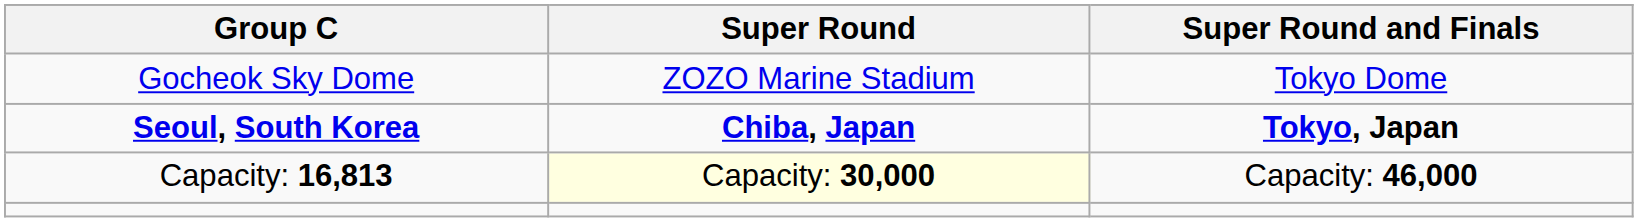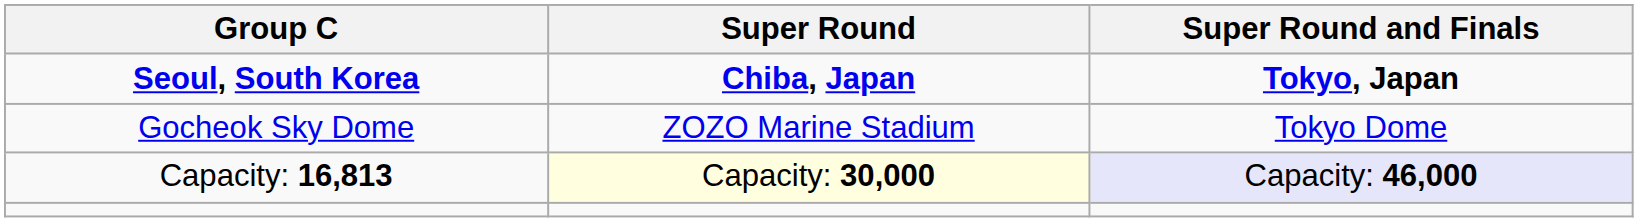rows swapped: (276, 127) <-> (276, 78)
(1361, 176) no background -> (1361, 176) lavender background
